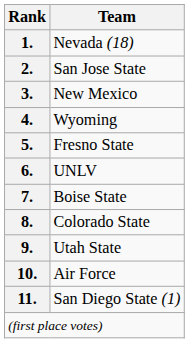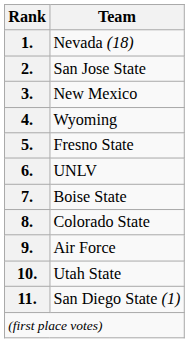(87, 247) Utah State -> (85, 247) Air Force
(85, 273) Air Force -> (87, 273) Utah State
